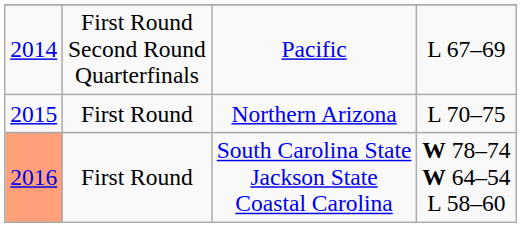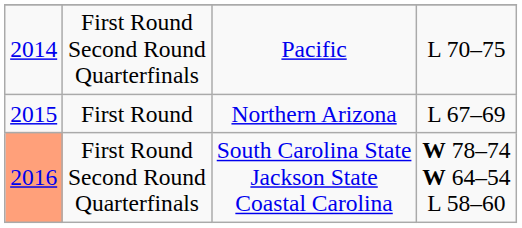(466, 49) L 67–69 -> (466, 49) L 70–75
(466, 113) L 70–75 -> (466, 113) L 67–69
(137, 177) First Round -> (137, 177) First Round Second Round Quarterfinals
